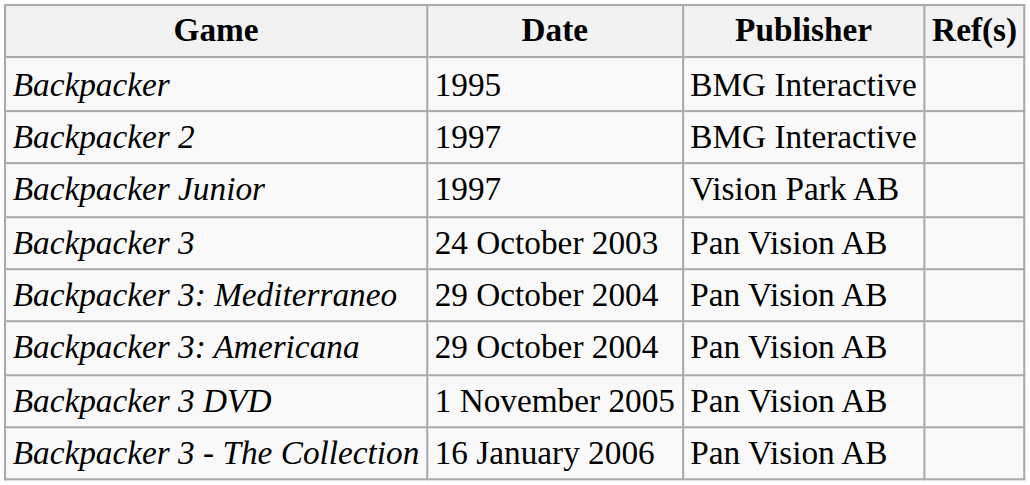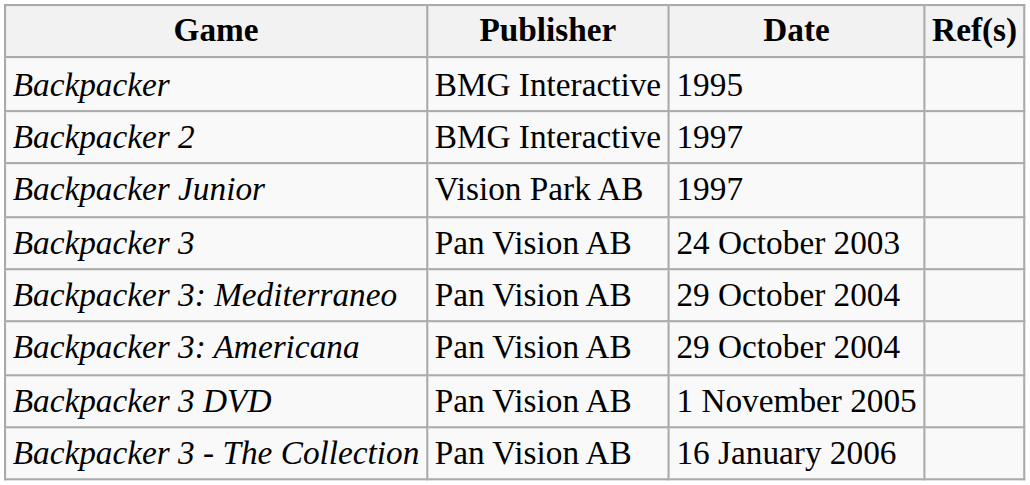columns swapped: (555, 30) <-> (804, 30)
